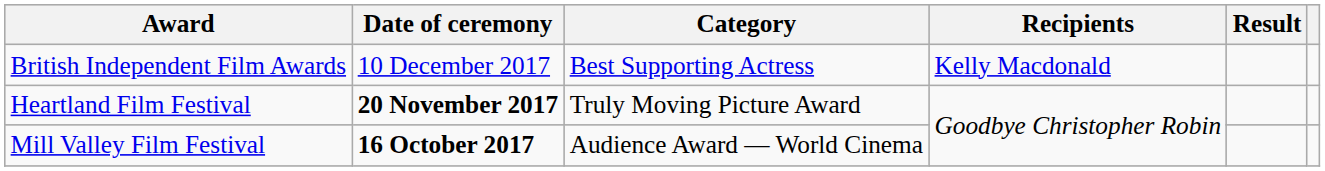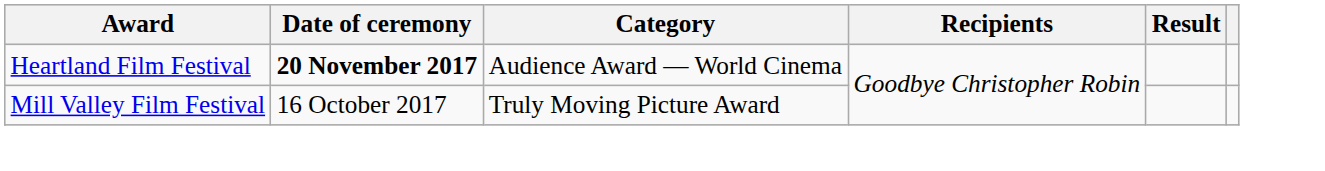- row: (178, 64)
(715, 104) Truly Moving Picture Award -> (665, 64) Audience Award — World Cinema
(446, 144) bold -> (362, 104) normal
(746, 144) Audience Award — World Cinema -> (634, 104) Truly Moving Picture Award
